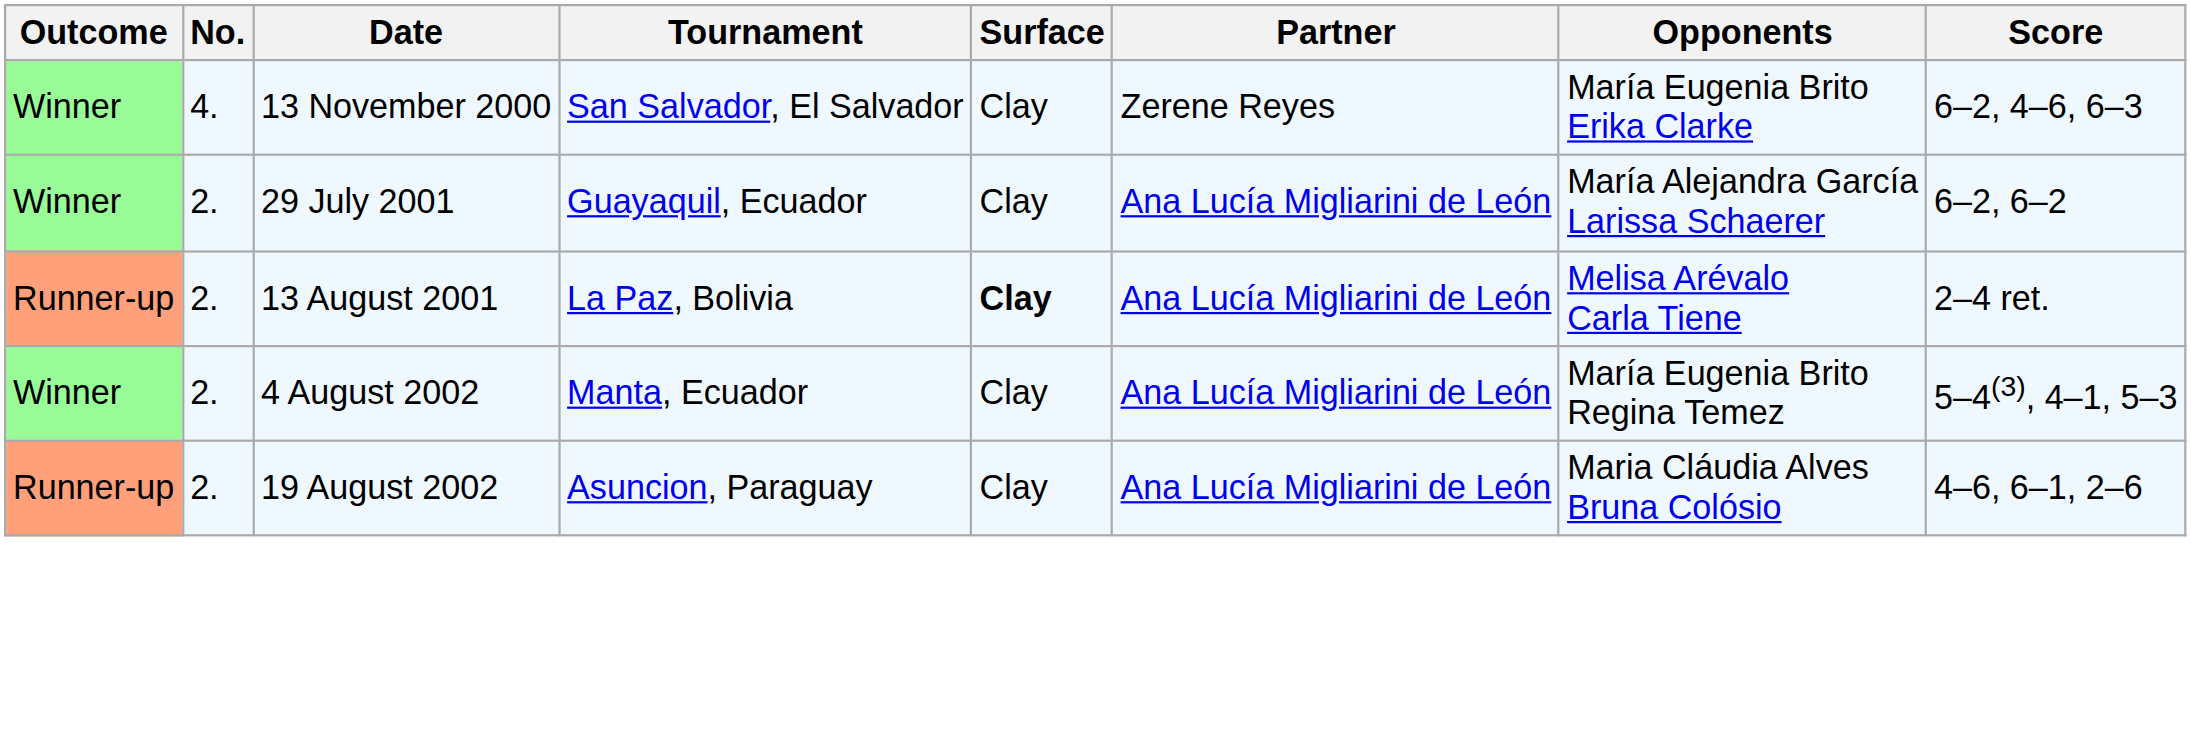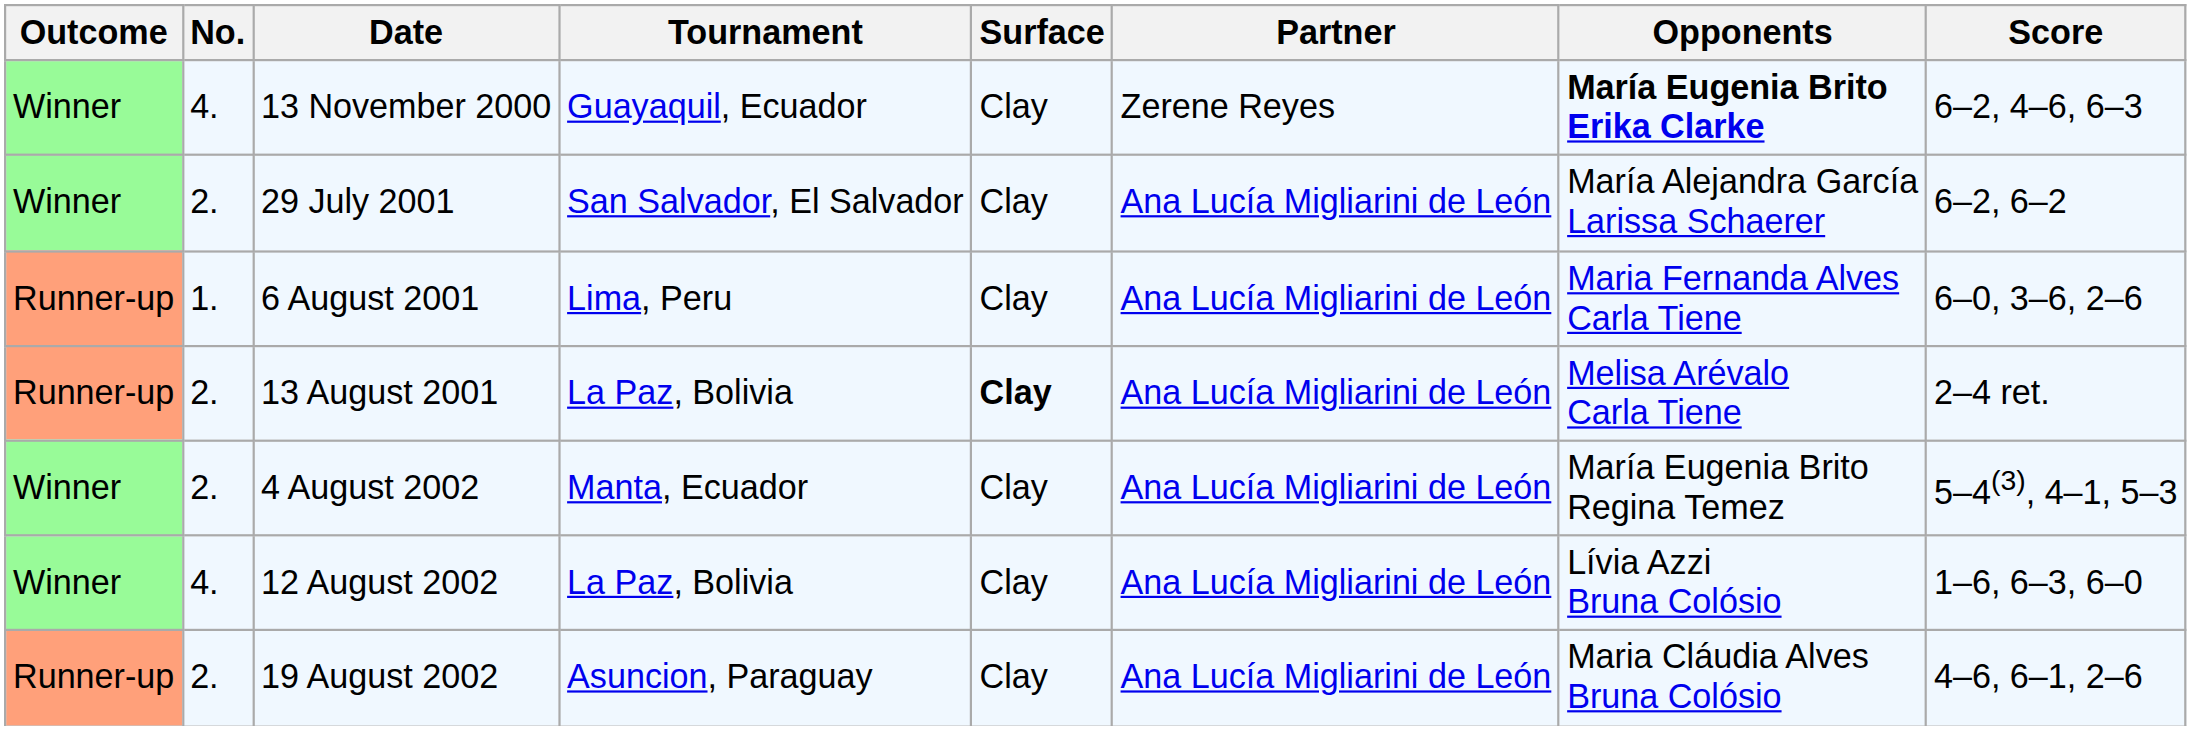(765, 106) San Salvador, El Salvador -> (717, 106) Guayaquil, Ecuador
(1718, 106) normal -> (1727, 106) bold
(717, 201) Guayaquil, Ecuador -> (765, 201) San Salvador, El Salvador
+ row: (370, 296)
+ row: (380, 581)
